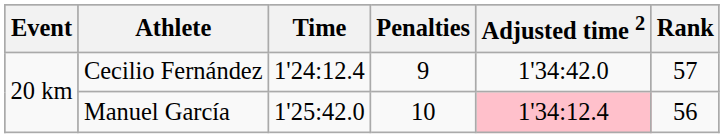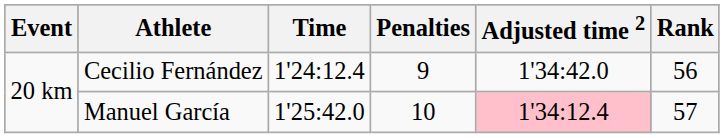(685, 71) 57 -> (685, 71) 56
(685, 112) 56 -> (685, 112) 57
